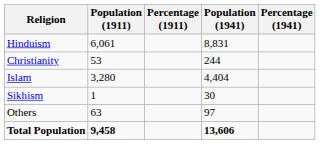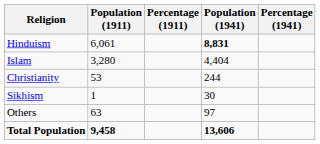(216, 43) normal -> (216, 43) bold
rows swapped: (19, 78) <-> (33, 60)
